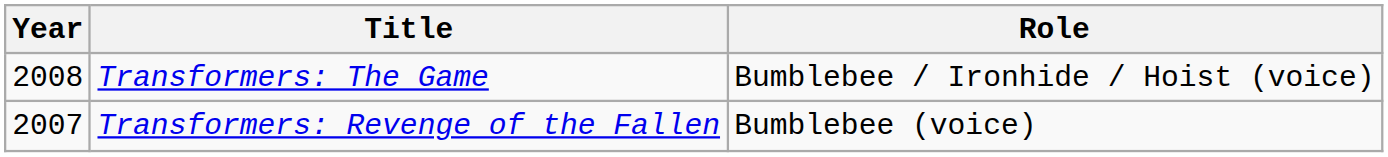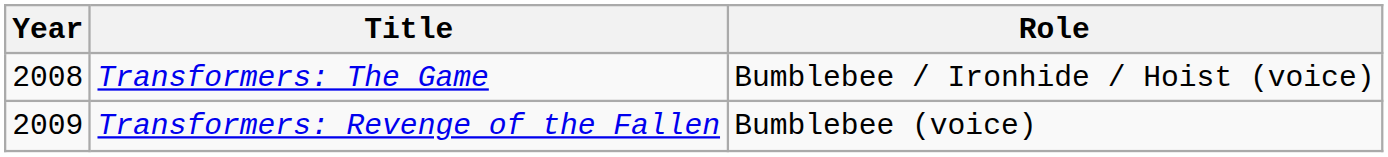(48, 126) 2007 -> (48, 126) 2009
